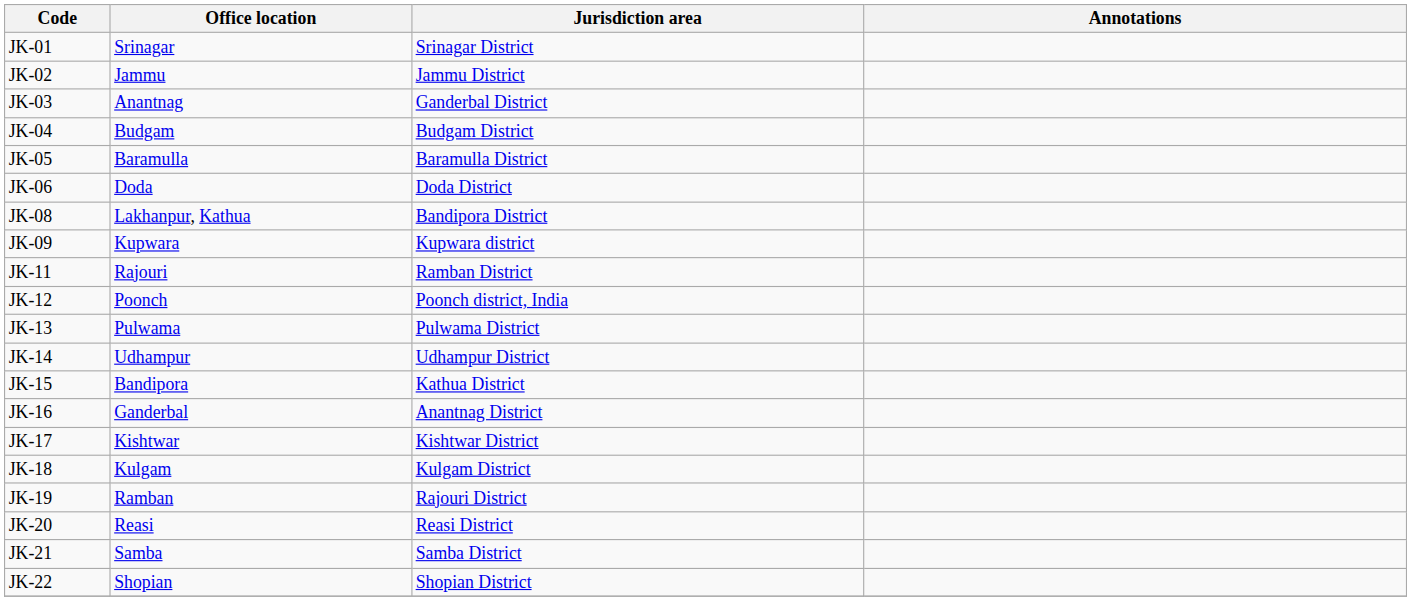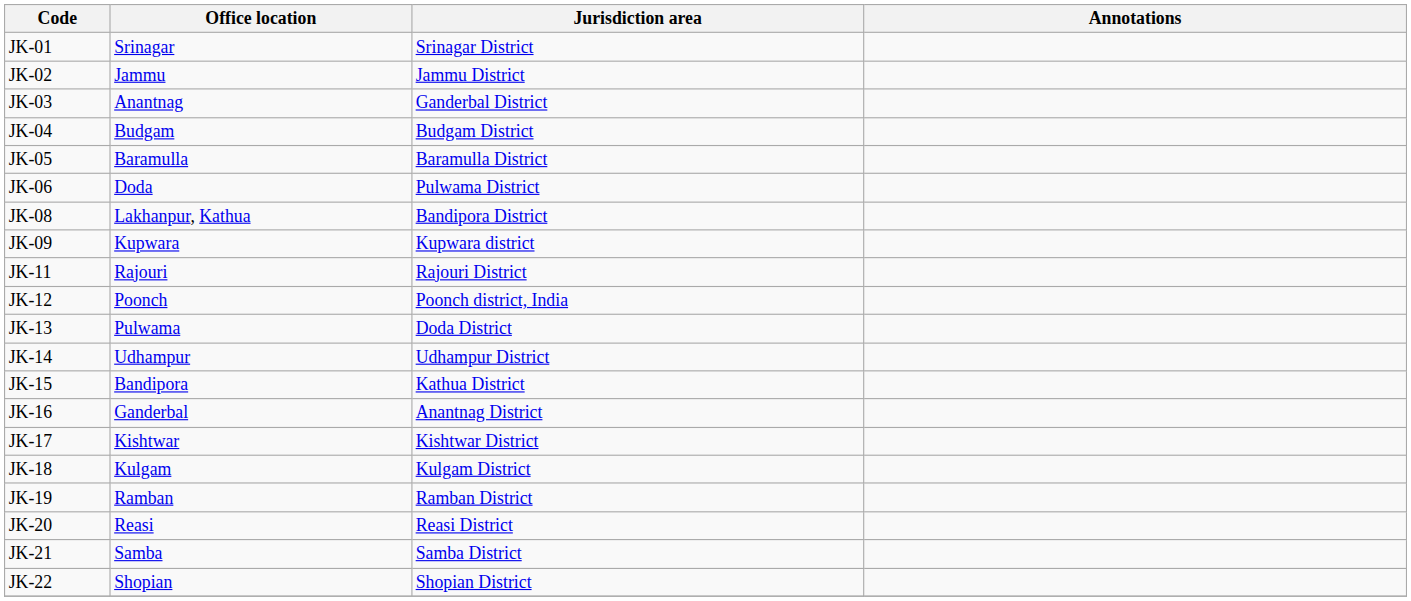(464, 187) Doda District -> (478, 187) Pulwama District
(474, 272) Ramban District -> (471, 272) Rajouri District
(478, 328) Pulwama District -> (464, 328) Doda District
(471, 497) Rajouri District -> (474, 497) Ramban District
